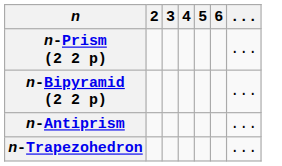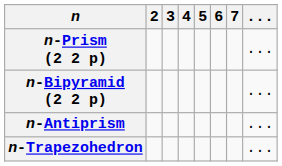+ column: (235, 17)
